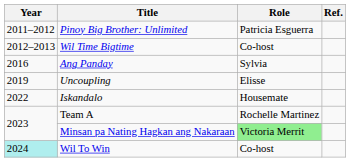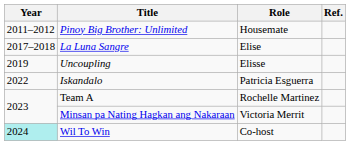(276, 30) Patricia Esguerra -> (264, 30) Housemate
- row: (97, 47)
- row: (86, 64)
+ row: (94, 47)
(264, 98) Housemate -> (276, 81) Patricia Esguerra
(272, 132) lightgreen background -> (272, 115) no background
